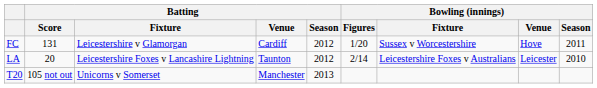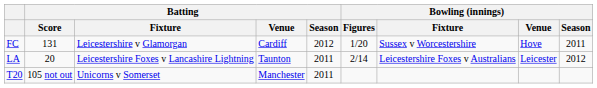(324, 59) 2012 -> (324, 59) 2011
(576, 59) 2010 -> (576, 59) 2012
(324, 75) 2013 -> (324, 75) 2011
